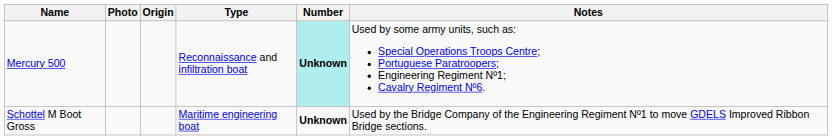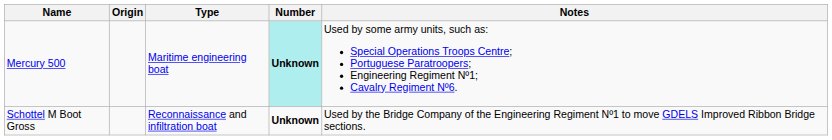- column: (123, 12)
(228, 63) Reconnaissance and infiltration boat -> (197, 63) Maritime engineering boat
(228, 120) Maritime engineering boat -> (197, 120) Reconnaissance and infiltration boat
